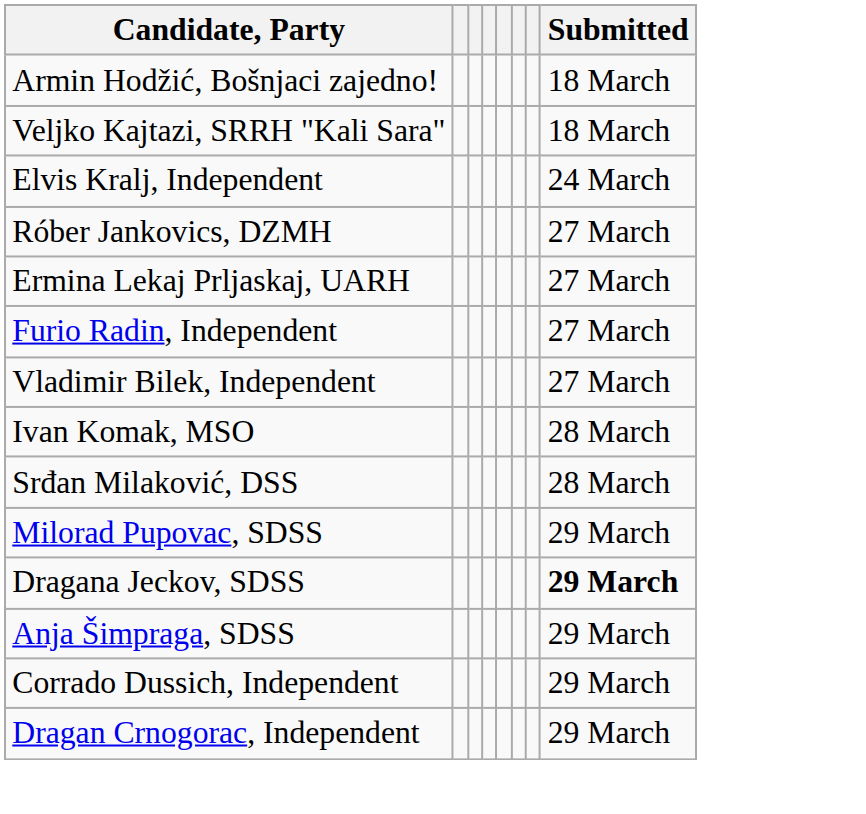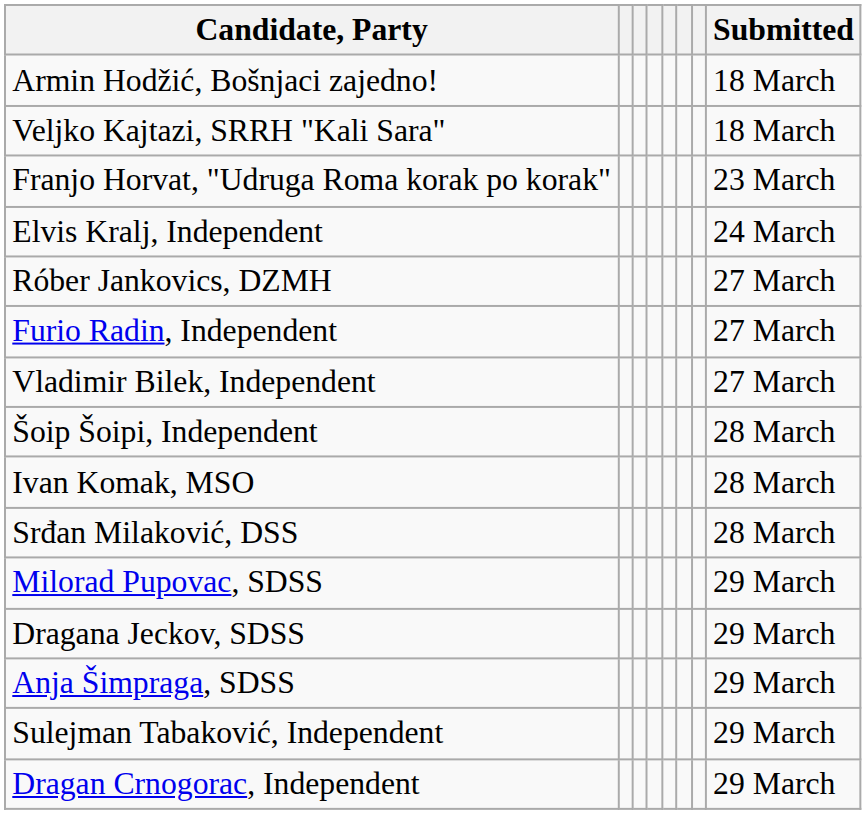+ row: (312, 180)
- row: (211, 280)
+ row: (165, 431)
(613, 582) bold -> (774, 632) normal
+ row: (228, 733)
- row: (205, 682)
